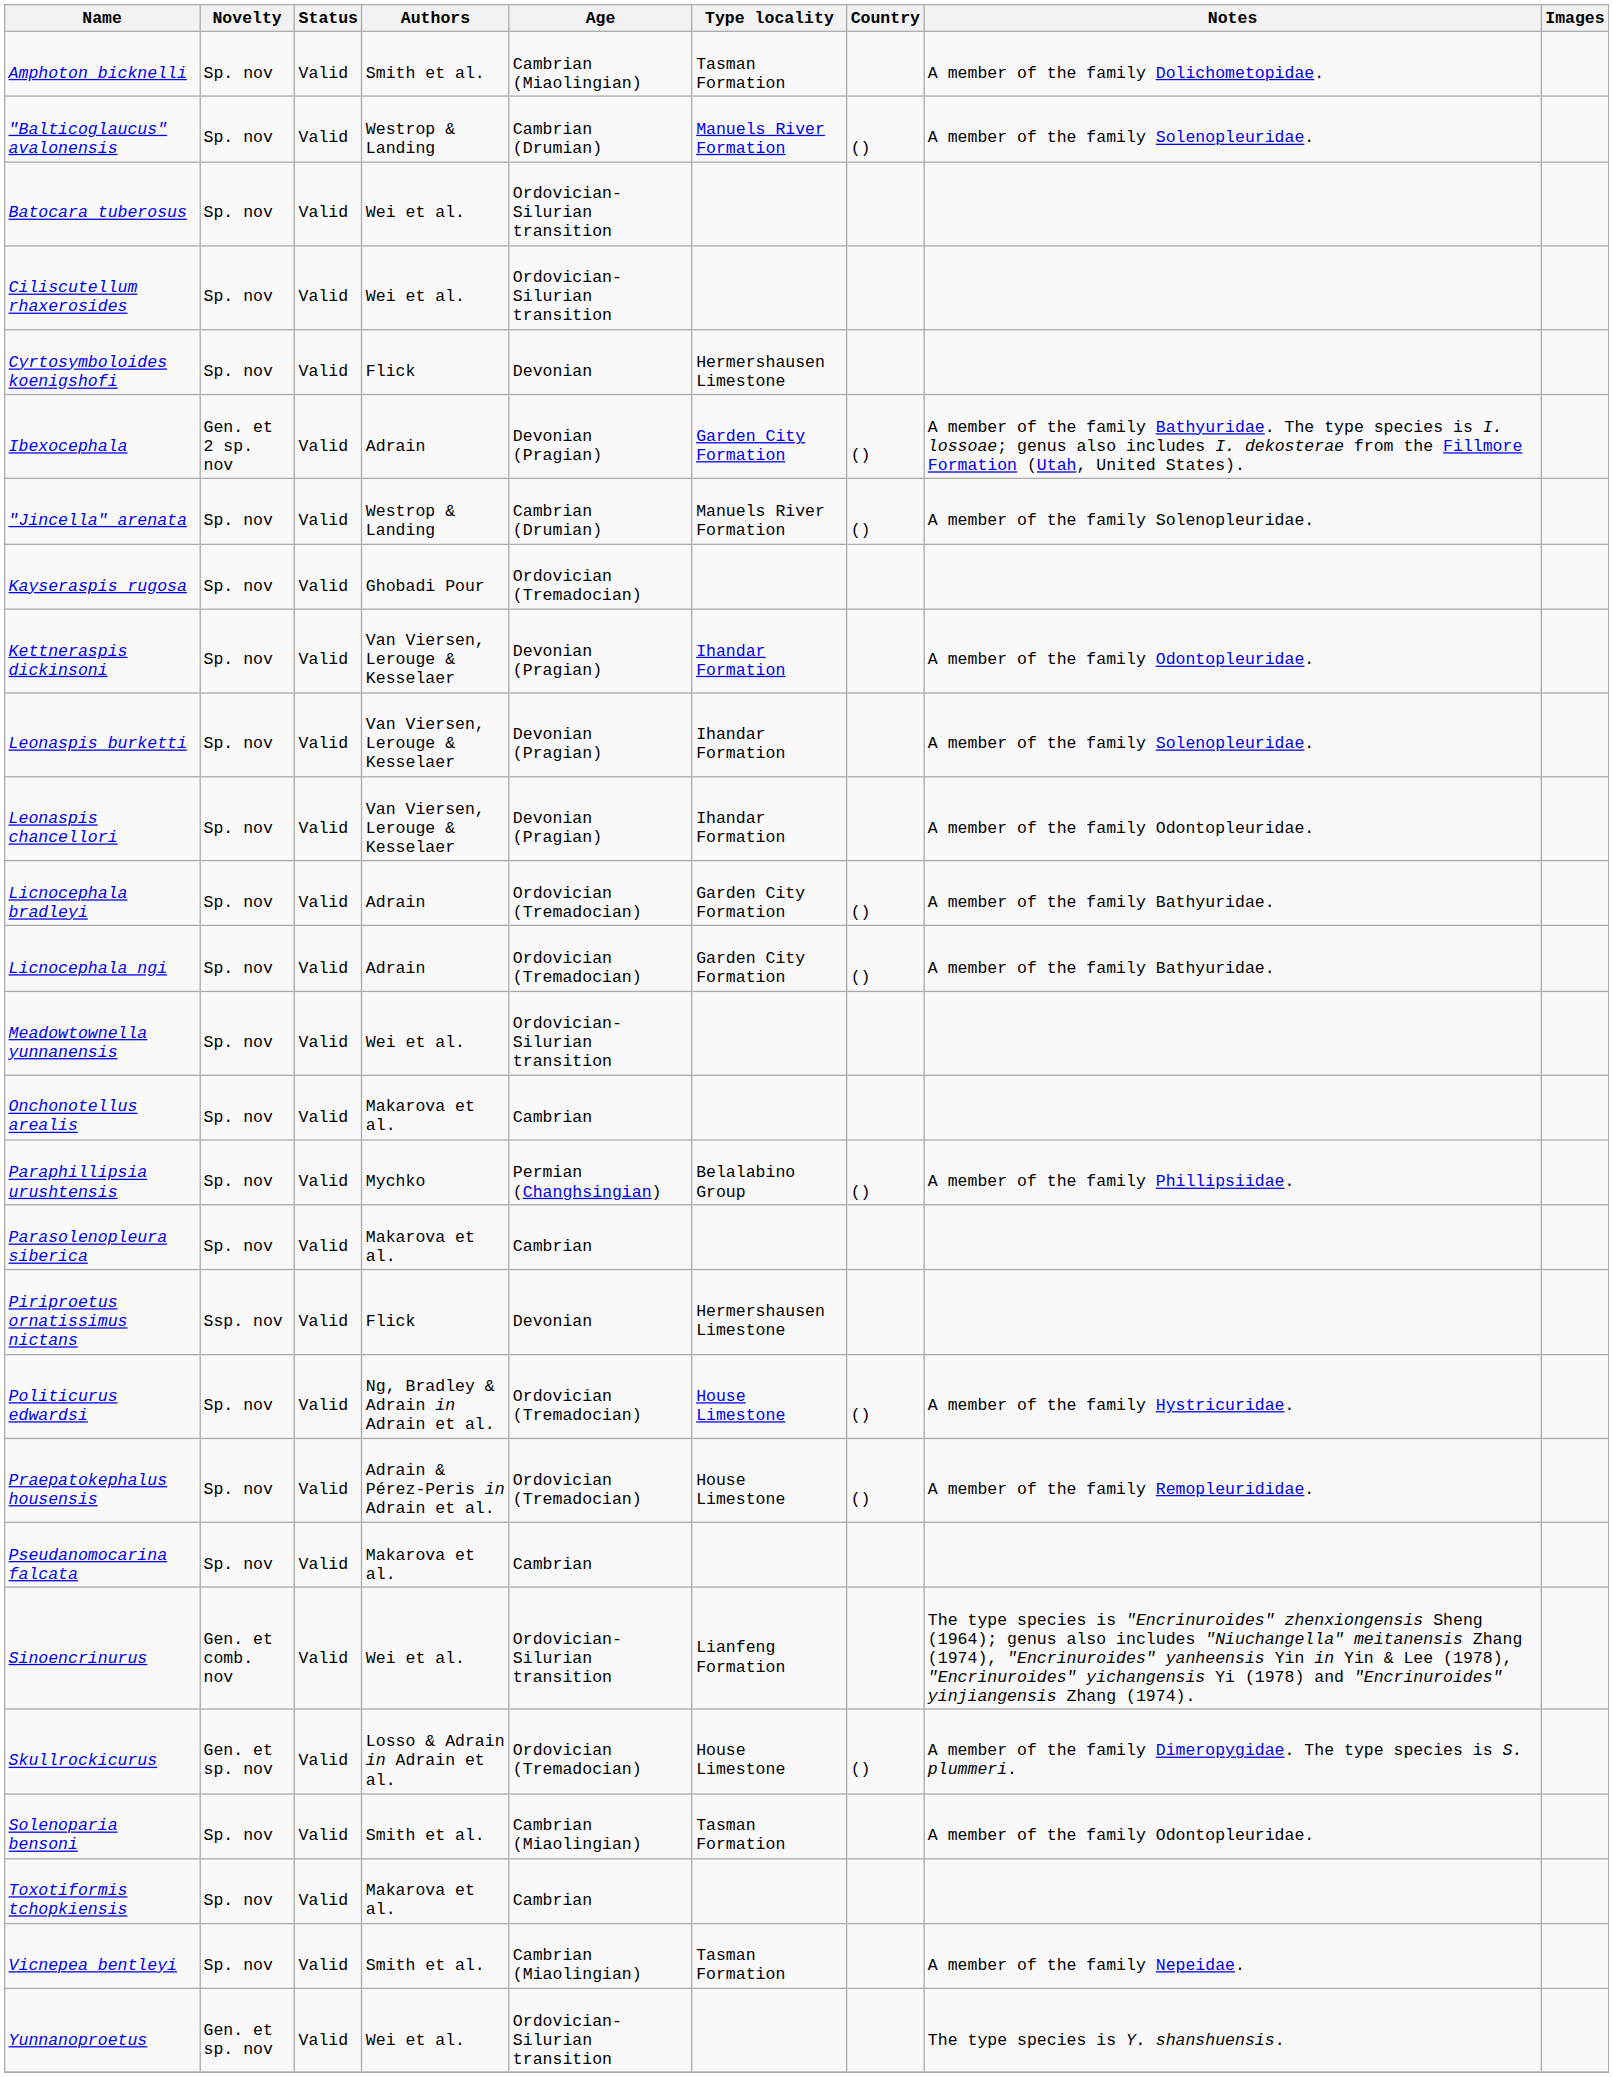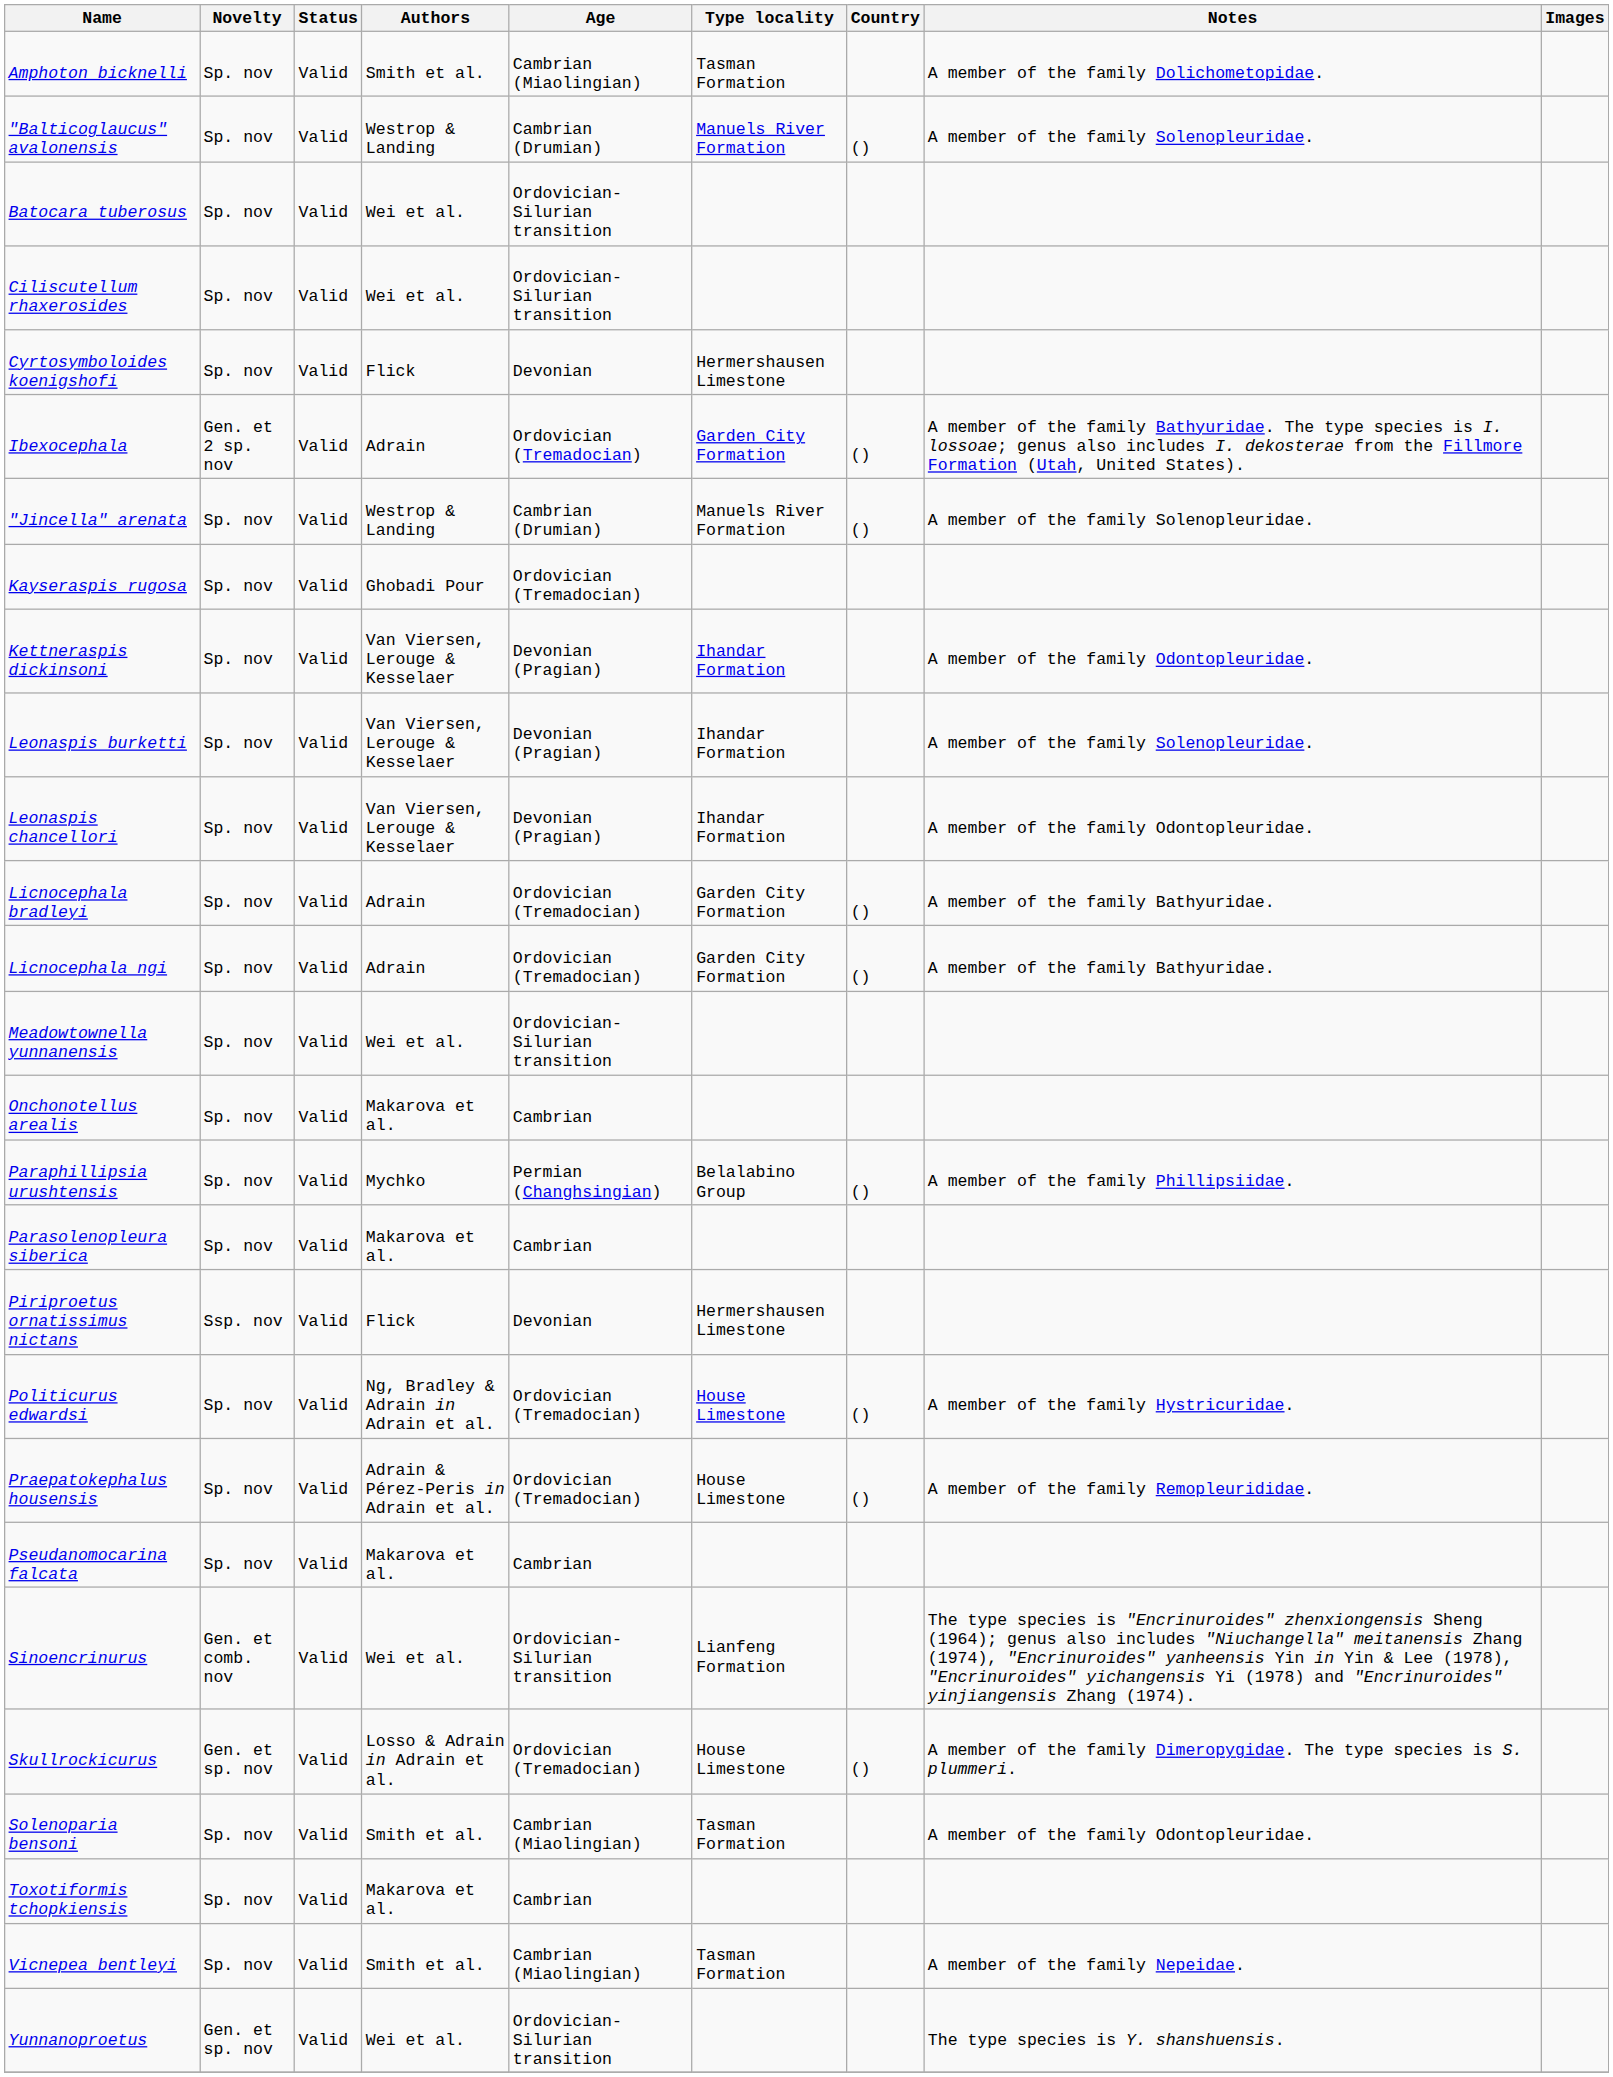(557, 446) Devonian (Pragian) -> (577, 446) Ordovician (Tremadocian)
